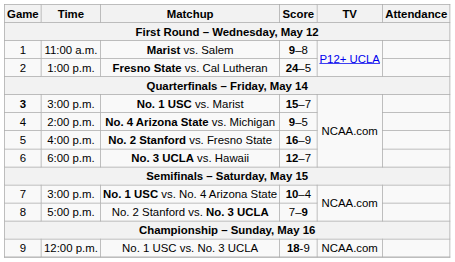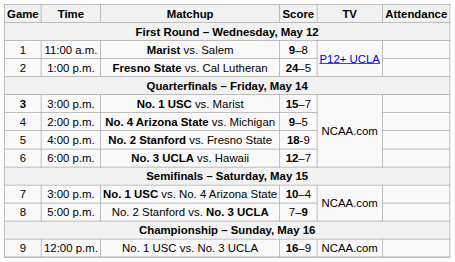(298, 140) 16–9 -> (298, 140) 18-9
(298, 248) 18-9 -> (298, 248) 16–9
